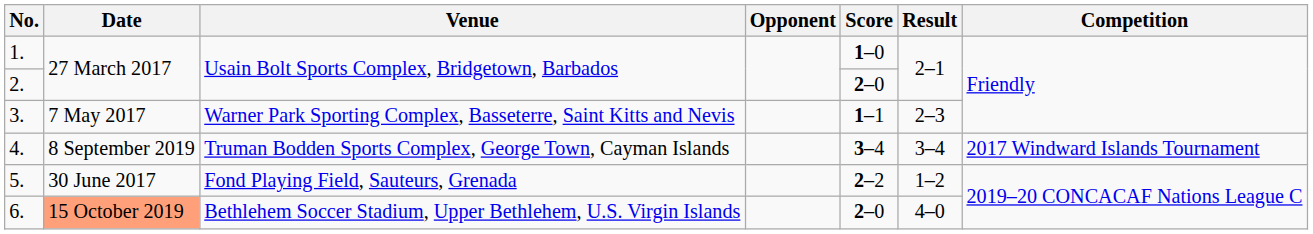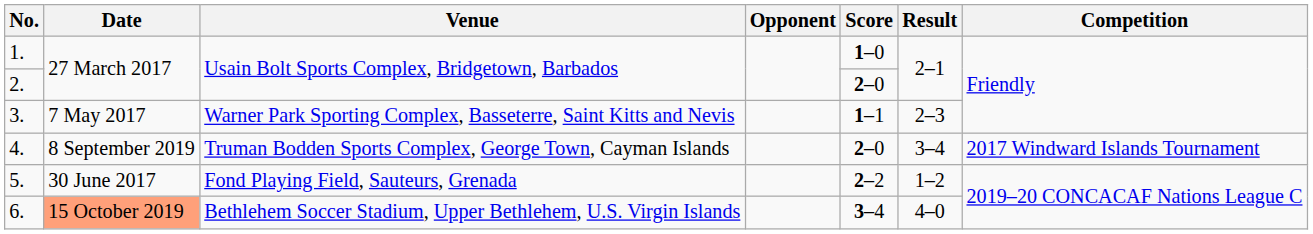(869, 148) 3–4 -> (869, 148) 2–0
(869, 212) 2–0 -> (869, 212) 3–4
